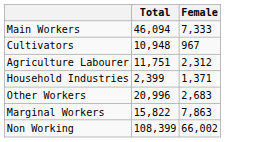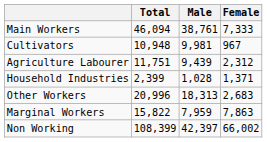+ column: (200, 13)
